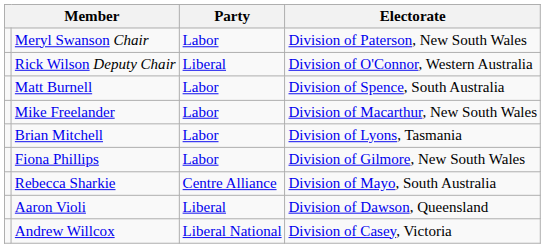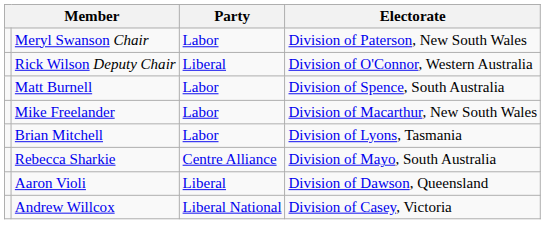- row: (57, 159)
